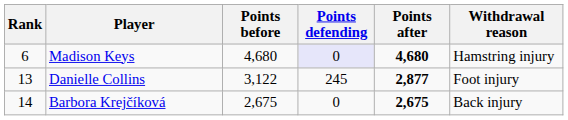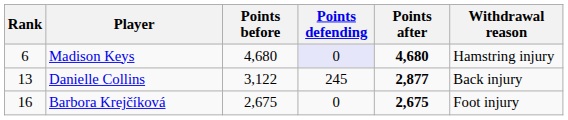(486, 79) Foot injury -> (488, 79) Back injury
(25, 102) 14 -> (25, 102) 16
(488, 102) Back injury -> (486, 102) Foot injury
